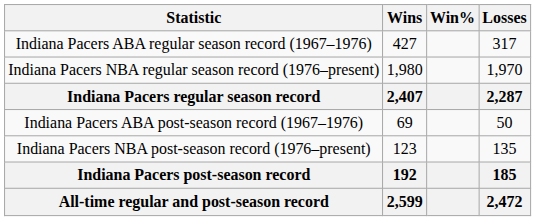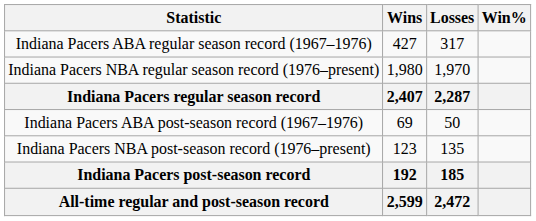columns swapped: (505, 17) <-> (452, 17)
